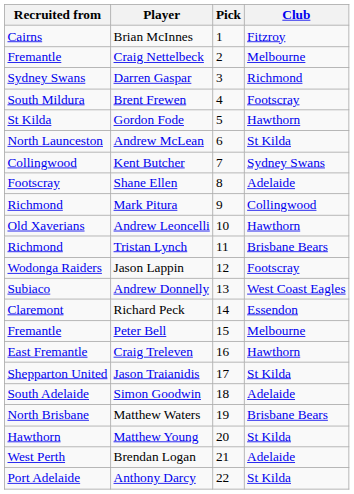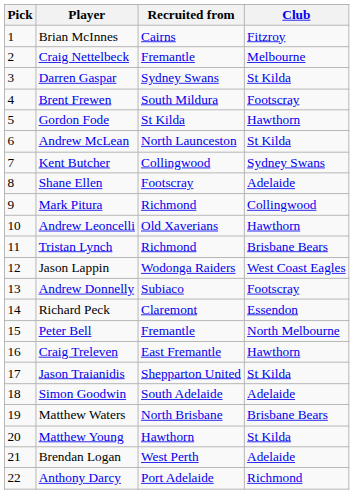columns swapped: (228, 15) <-> (57, 15)
(275, 78) Richmond -> (269, 78) St Kilda
(273, 267) Footscray -> (296, 267) West Coast Eagles
(296, 288) West Coast Eagles -> (273, 288) Footscray
(276, 330) Melbourne -> (293, 330) North Melbourne
(269, 478) St Kilda -> (275, 478) Richmond
